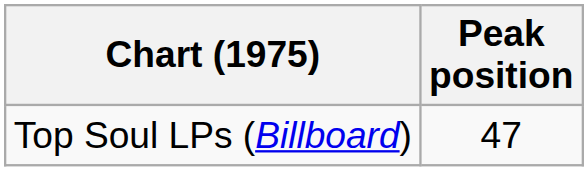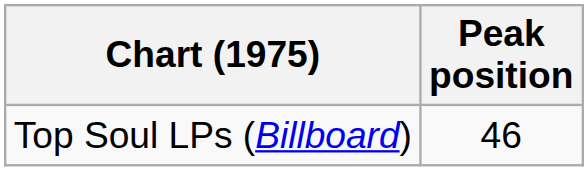(501, 134) 47 -> (501, 134) 46
